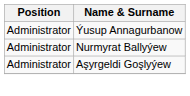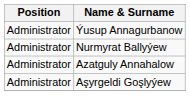+ row: (125, 64)
